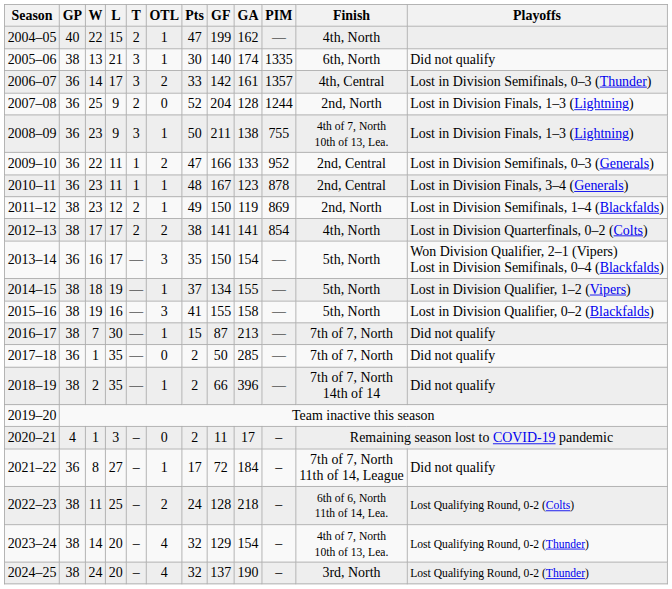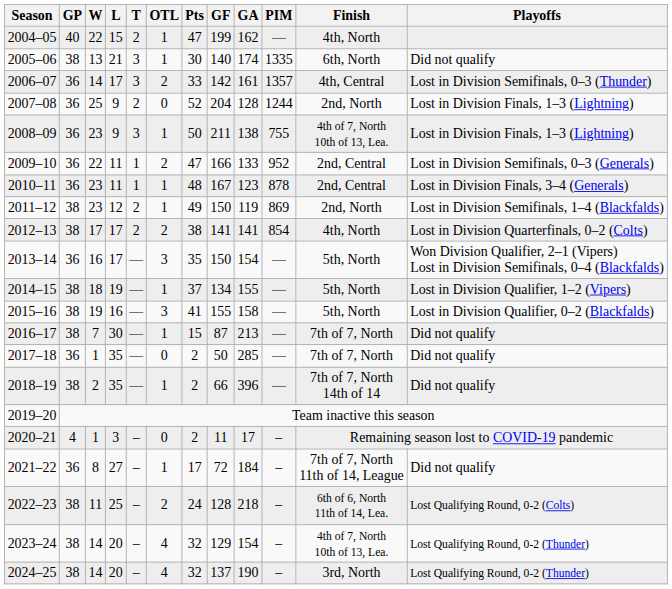(95, 573) 24 -> (95, 573) 14
